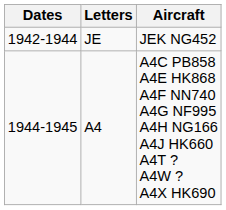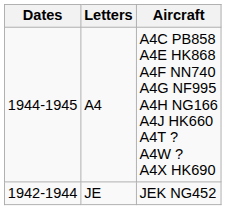rows swapped: (93, 39) <-> (93, 127)
